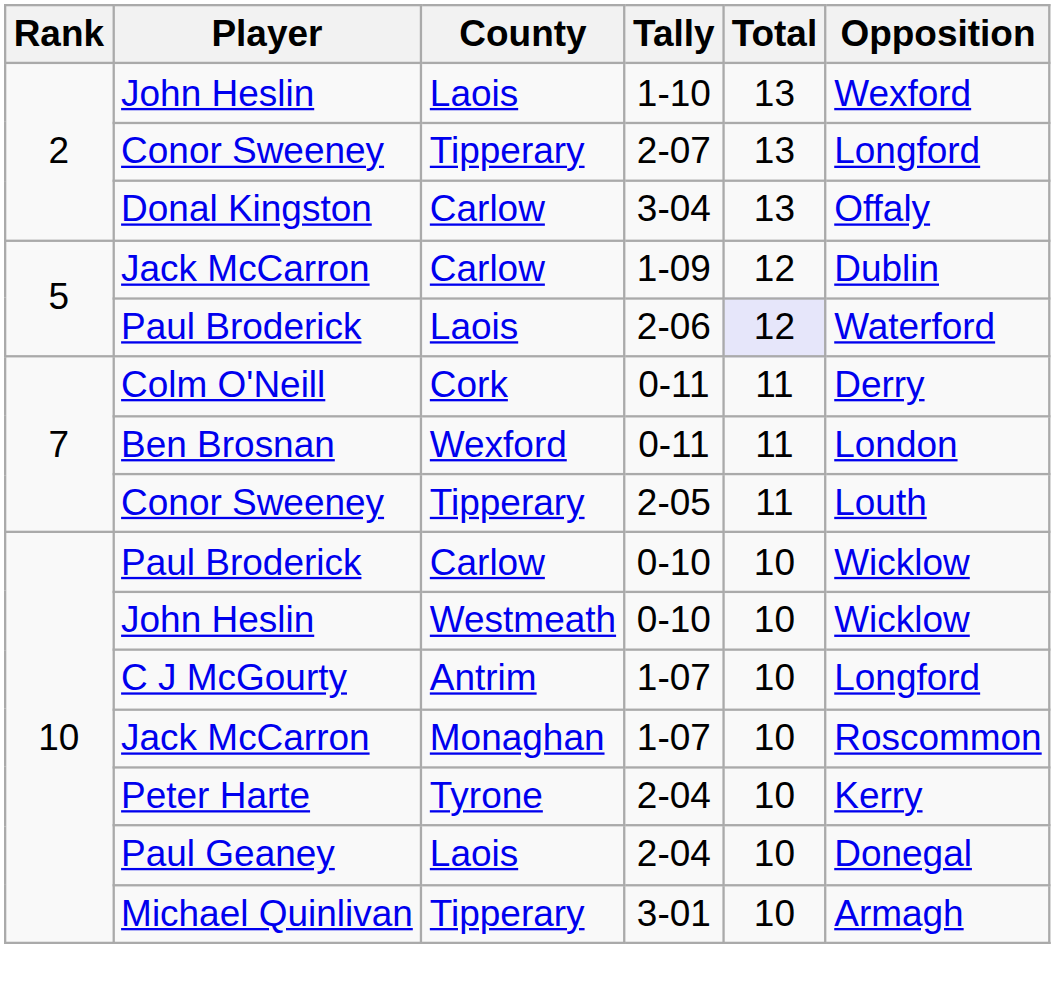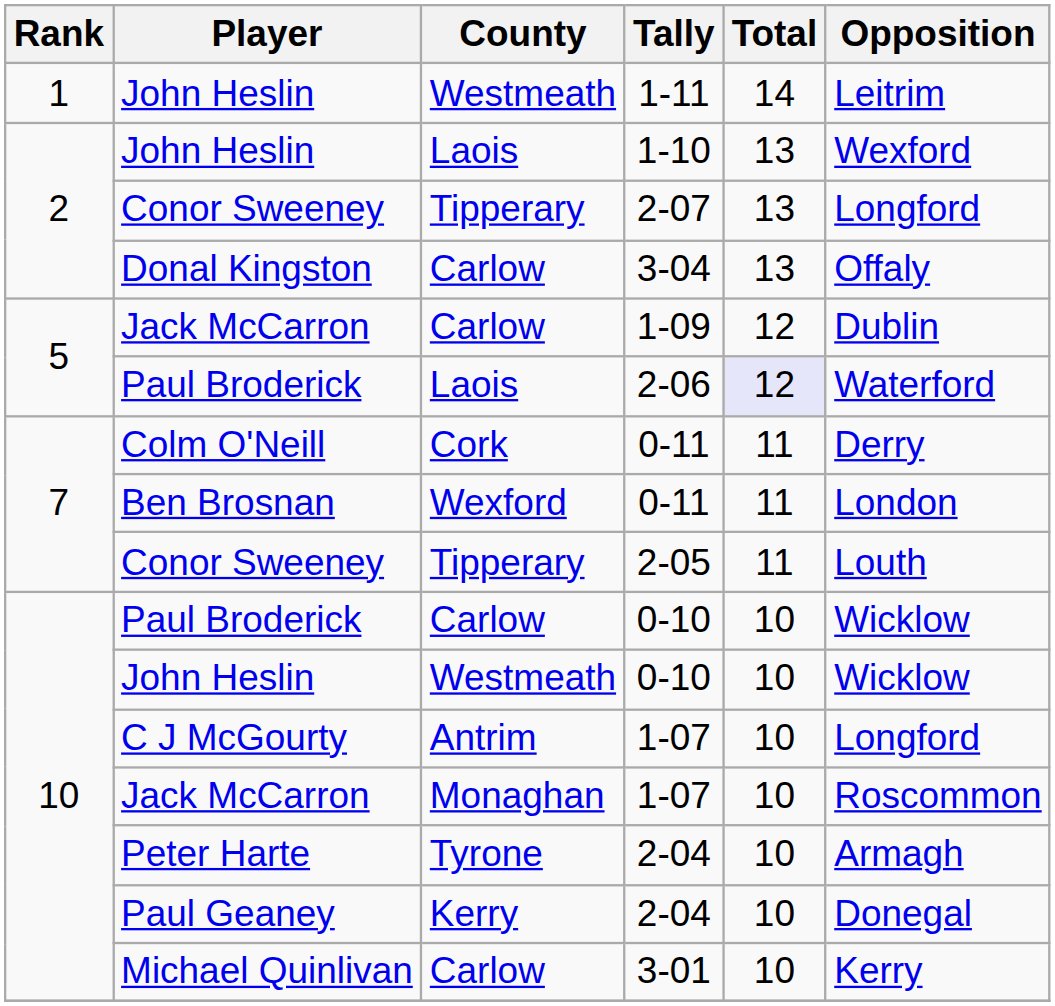+ row: (218, 92)
(878, 795) Kerry -> (899, 854) Armagh
(474, 854) Laois -> (474, 913) Kerry
(507, 913) Tipperary -> (487, 971) Carlow
(899, 913) Armagh -> (878, 971) Kerry
